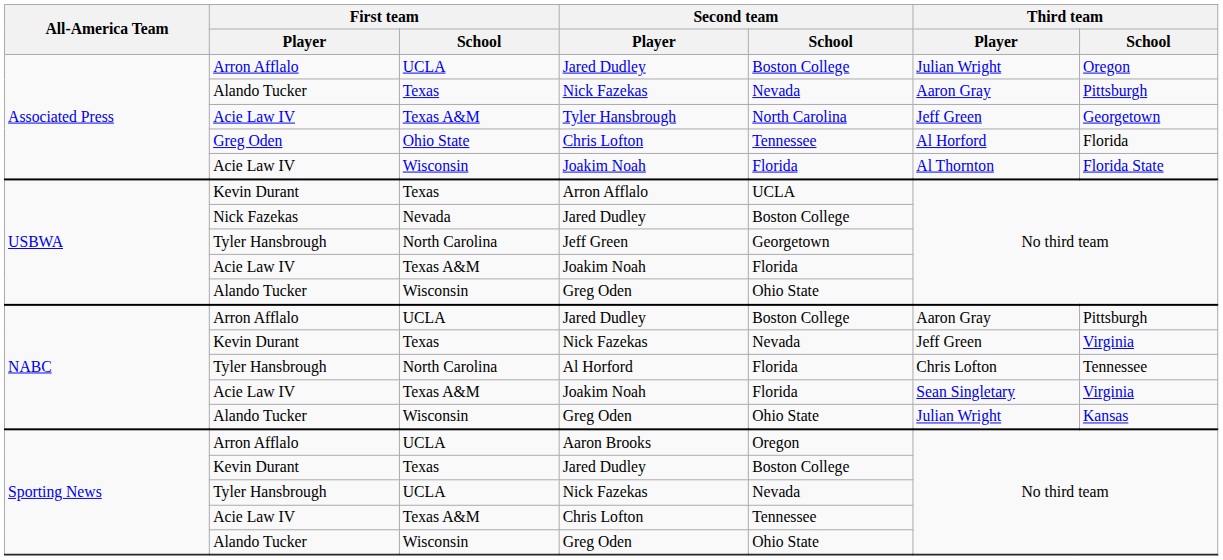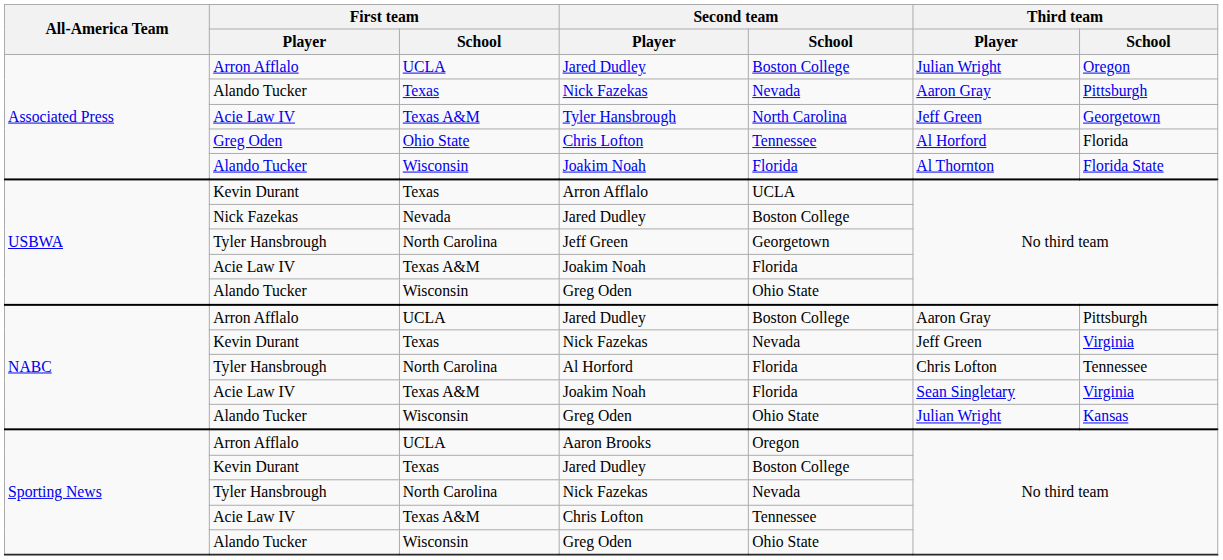(254, 166) Acie Law IV -> (260, 166) Alando Tucker
(424, 492) UCLA -> (450, 492) North Carolina
